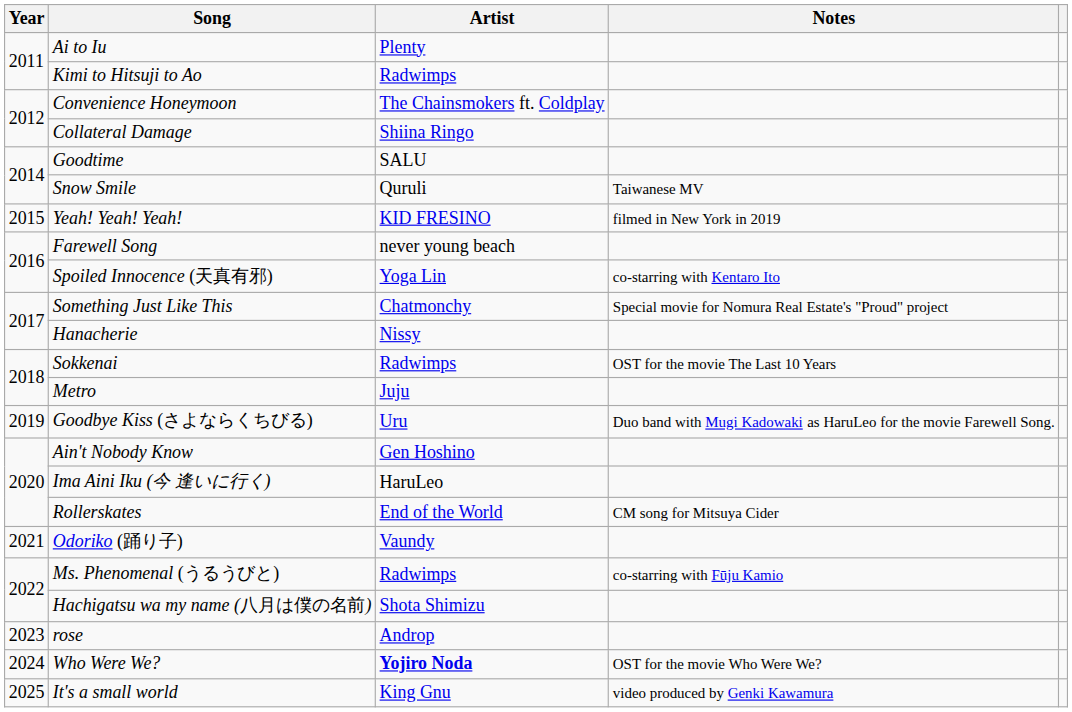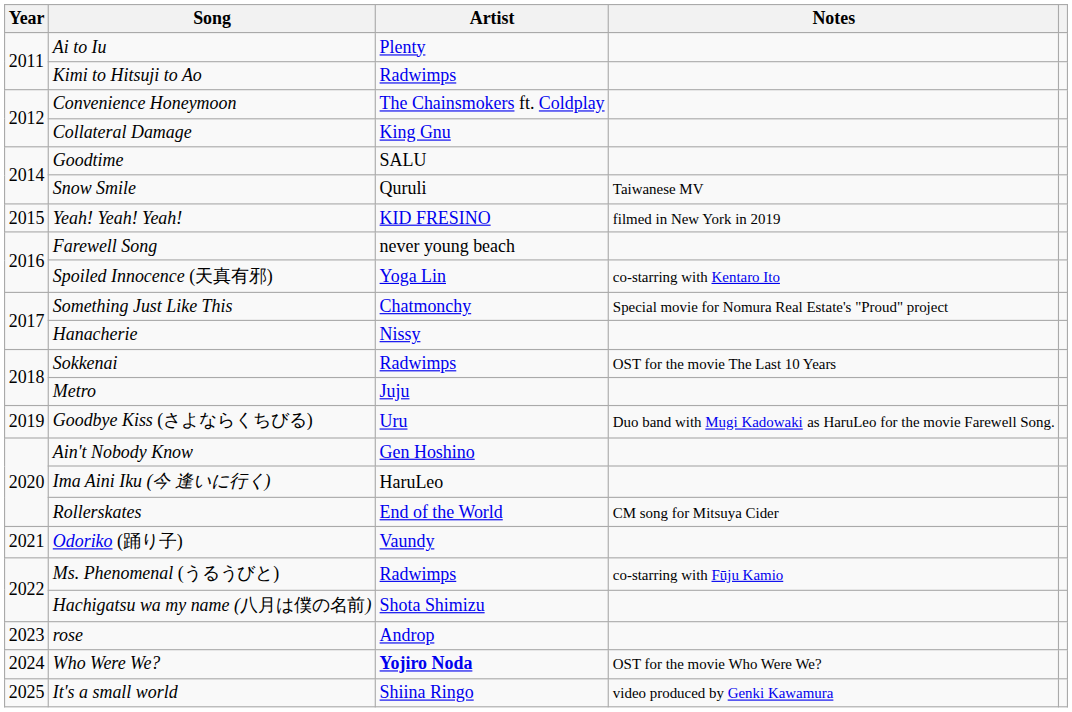(427, 132) Shiina Ringo -> (415, 132) King Gnu
(415, 692) King Gnu -> (427, 692) Shiina Ringo
